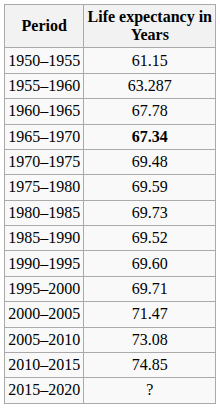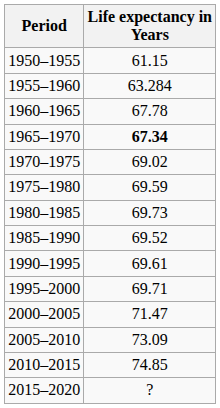(150, 85) 63.287 -> (150, 85) 63.284
(150, 162) 69.48 -> (150, 162) 69.02
(150, 263) 69.60 -> (150, 263) 69.61
(150, 339) 73.08 -> (150, 339) 73.09
